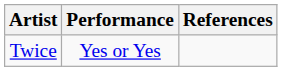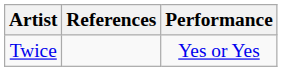columns swapped: (120, 19) <-> (228, 19)
